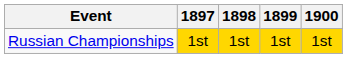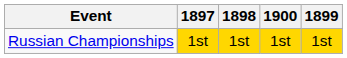columns swapped: (280, 16) <-> (322, 16)
